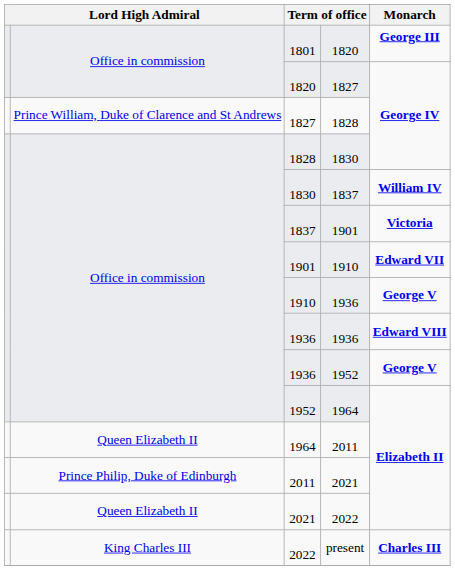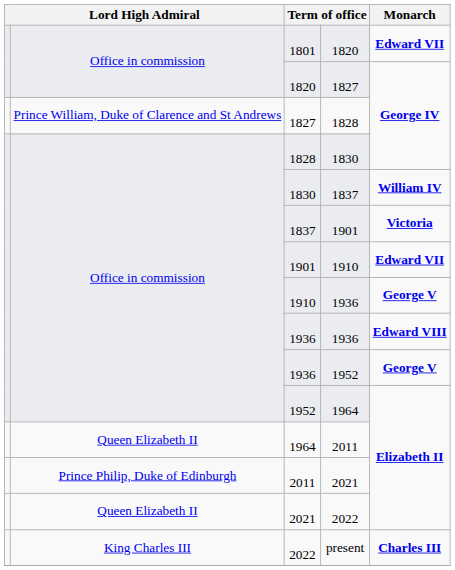(410, 36) George III -> (410, 43) Edward VII
